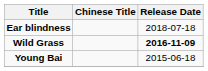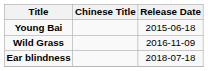rows swapped: (39, 58) <-> (39, 27)
(171, 43) bold -> (171, 43) normal
